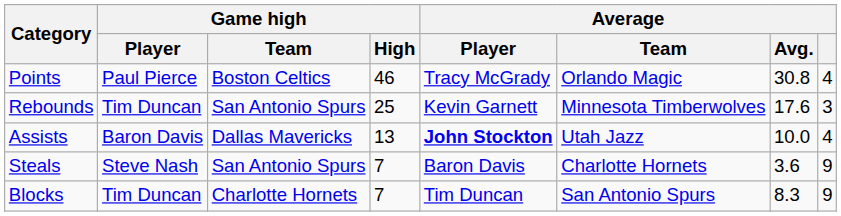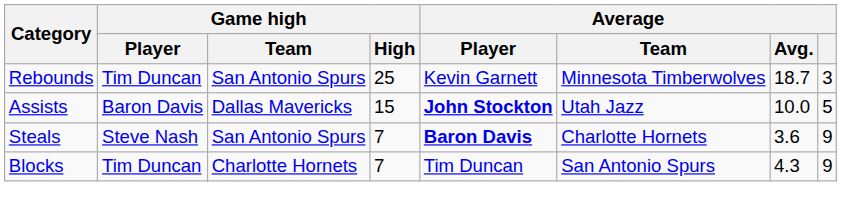- row: (35, 78)
(792, 107) 17.6 -> (792, 78) 18.7
(384, 136) 13 -> (384, 107) 15
(827, 136) 4 -> (827, 107) 5
(474, 166) normal -> (478, 136) bold
(787, 195) 8.3 -> (787, 166) 4.3
